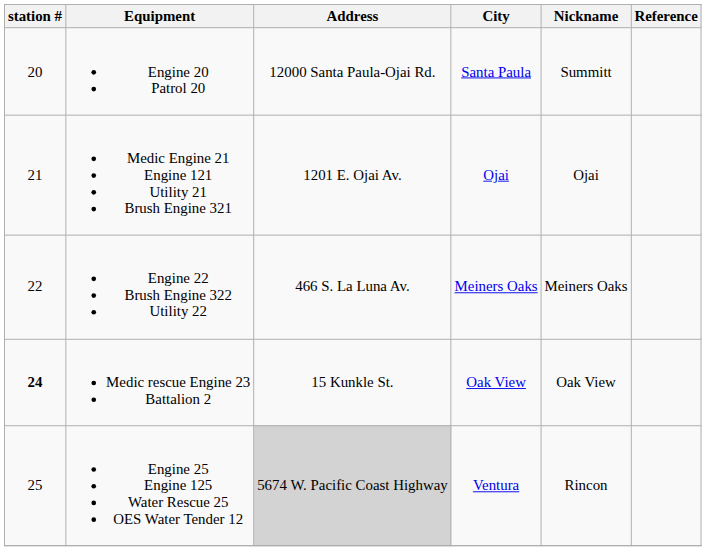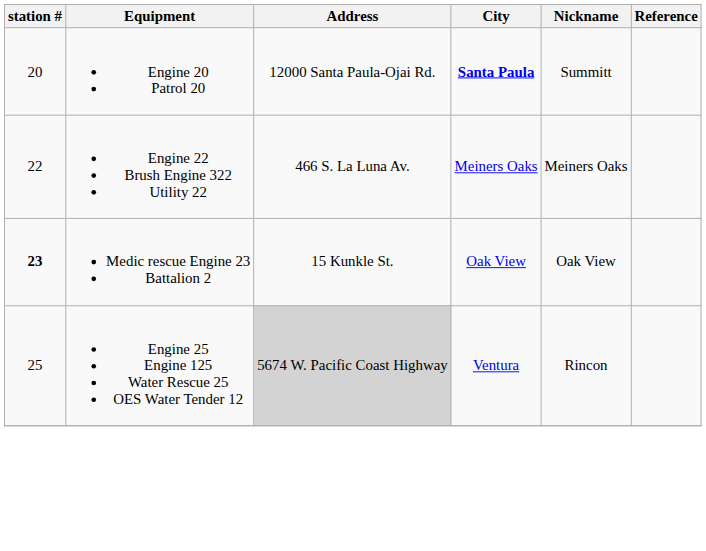(496, 71) normal -> (496, 71) bold
- row: (160, 183)
(35, 382) 24 -> (35, 261) 23
